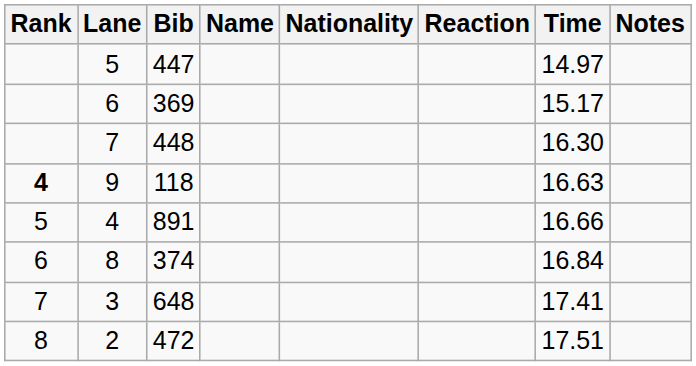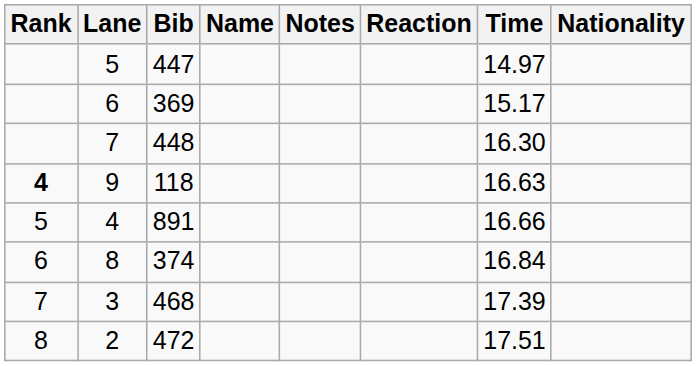columns swapped: (349, 24) <-> (650, 24)
(174, 301) 648 -> (174, 301) 468
(573, 301) 17.41 -> (514, 301) 17.39
